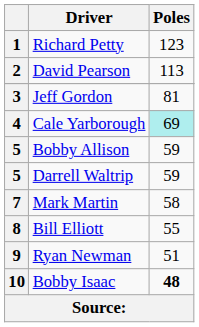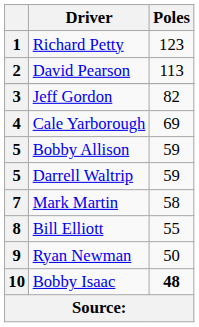(172, 96) 81 -> (172, 96) 82
(172, 123) paleturquoise background -> (172, 123) no background
(172, 255) 51 -> (172, 255) 50
